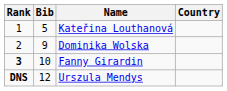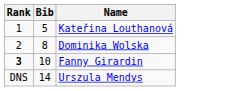- column: (199, 13)
(45, 45) 9 -> (45, 45) 8
(19, 78) bold -> (19, 78) normal
(45, 78) 12 -> (45, 78) 14
